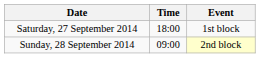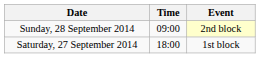rows swapped: (77, 28) <-> (77, 45)
